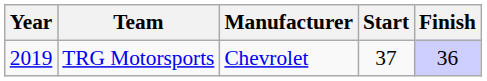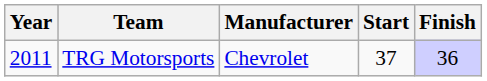(31, 57) 2019 -> (31, 57) 2011
